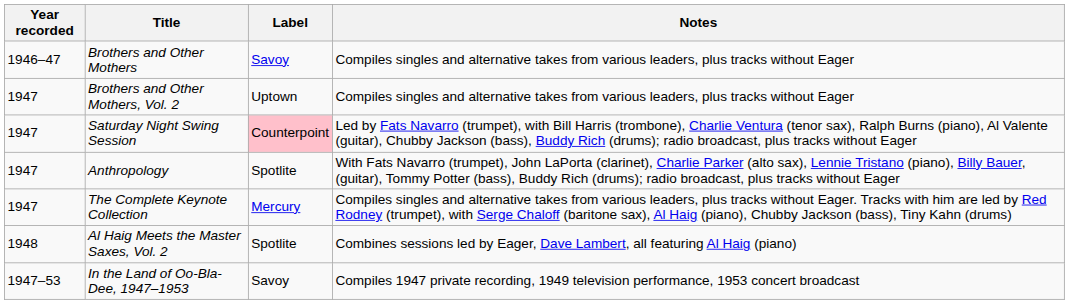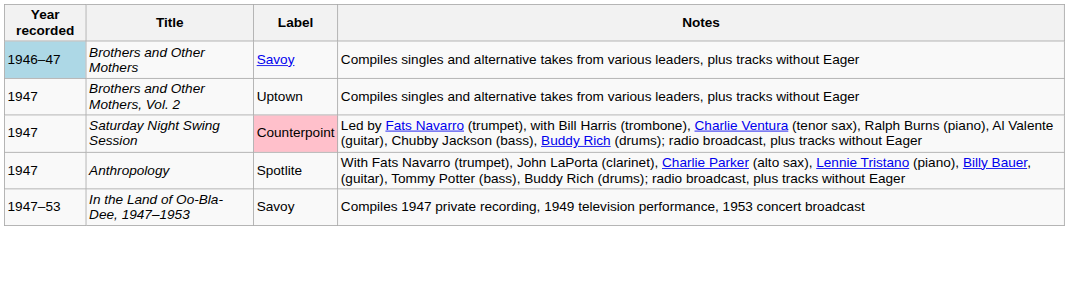(34, 59) no background -> (34, 59) lightblue background
- row: (158, 207)
- row: (164, 244)
